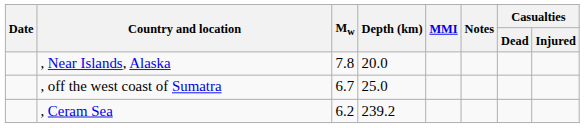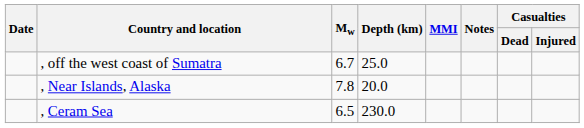rows swapped: (131, 87) <-> (106, 63)
(345, 110) 6.2 -> (345, 110) 6.5
(378, 110) 239.2 -> (378, 110) 230.0
